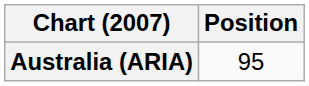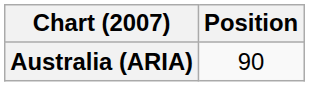(251, 61) 95 -> (251, 61) 90
